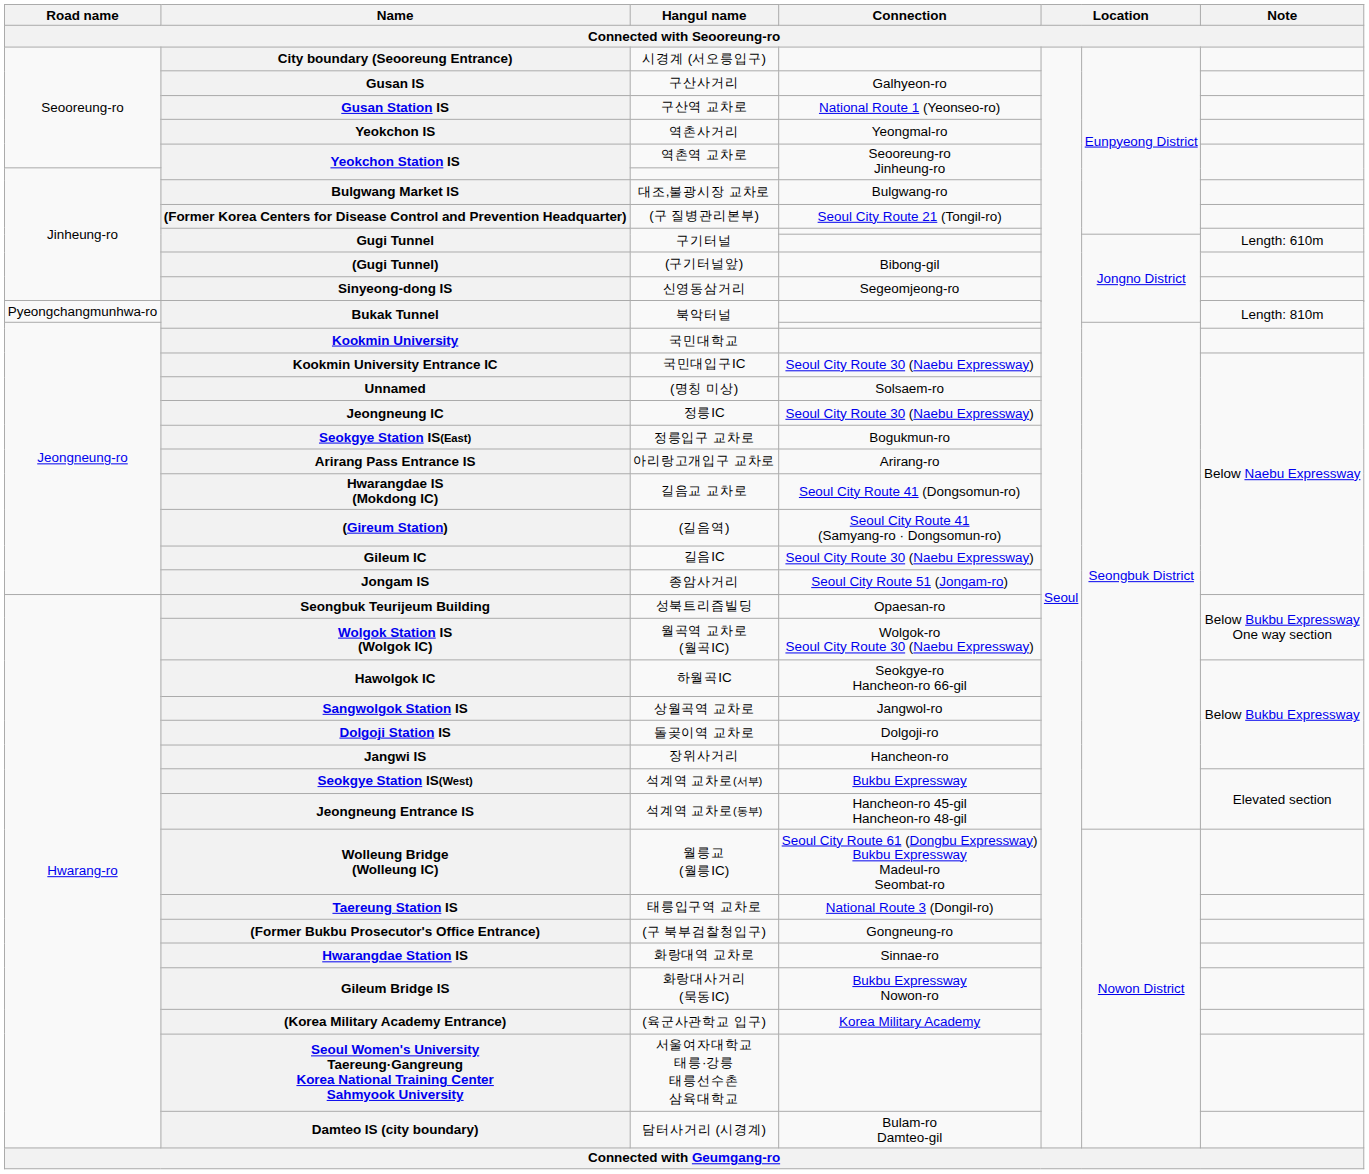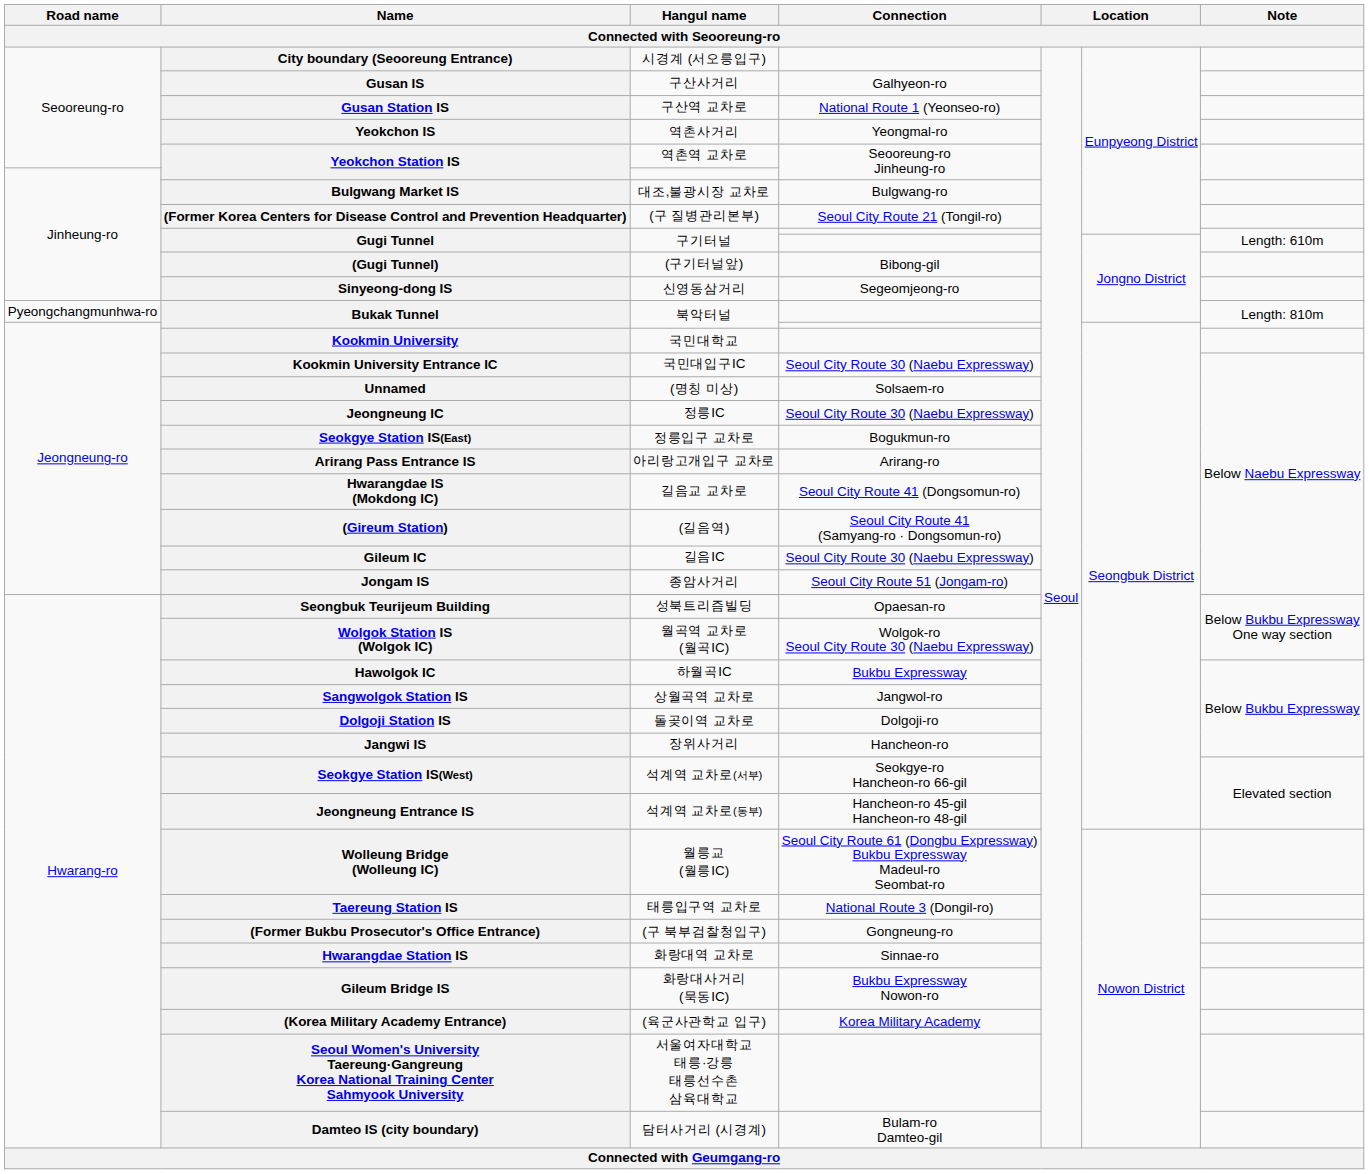(910, 678) Seokgye-ro Hancheon-ro 66-gil -> (910, 672) Bukbu Expressway
(910, 781) Bukbu Expressway -> (910, 775) Seokgye-ro Hancheon-ro 66-gil
